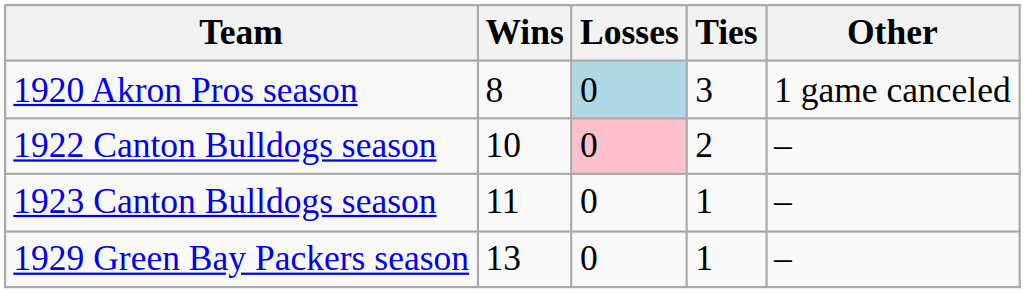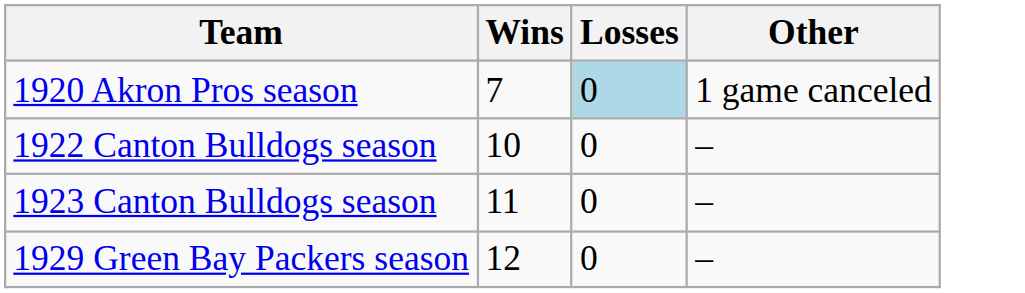- column: (726, 32)
(494, 88) 8 -> (494, 88) 7
(589, 145) pink background -> (589, 145) no background
(503, 257) 13 -> (503, 257) 12
